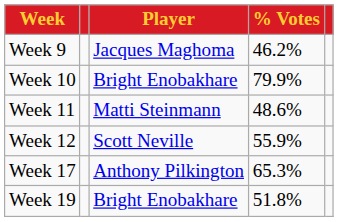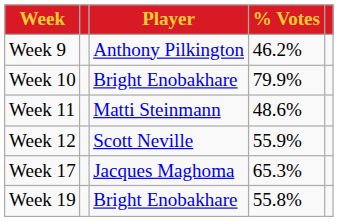(164, 49) Jacques Maghoma -> (169, 49) Anthony Pilkington
(169, 170) Anthony Pilkington -> (164, 170) Jacques Maghoma
(277, 200) 51.8% -> (277, 200) 55.8%
